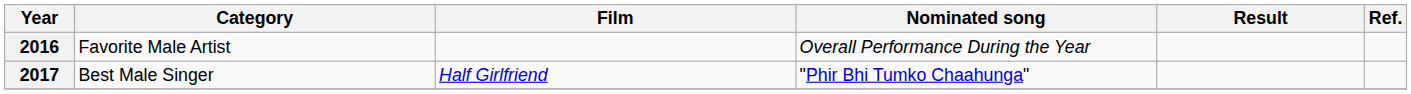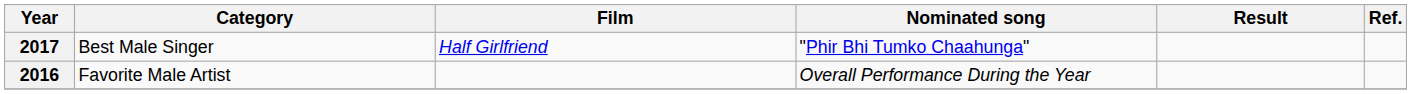rows swapped: (39, 46) <-> (39, 74)
